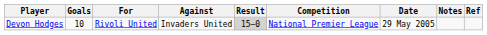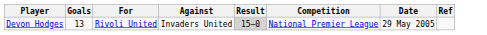- column: (450, 11)
(79, 24) 10 -> (79, 24) 13
